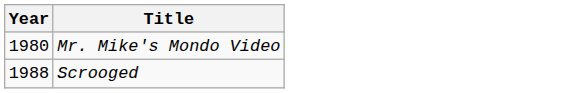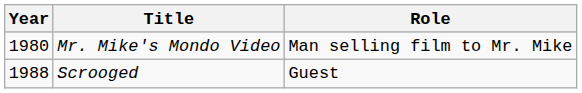+ column: (430, 18)
